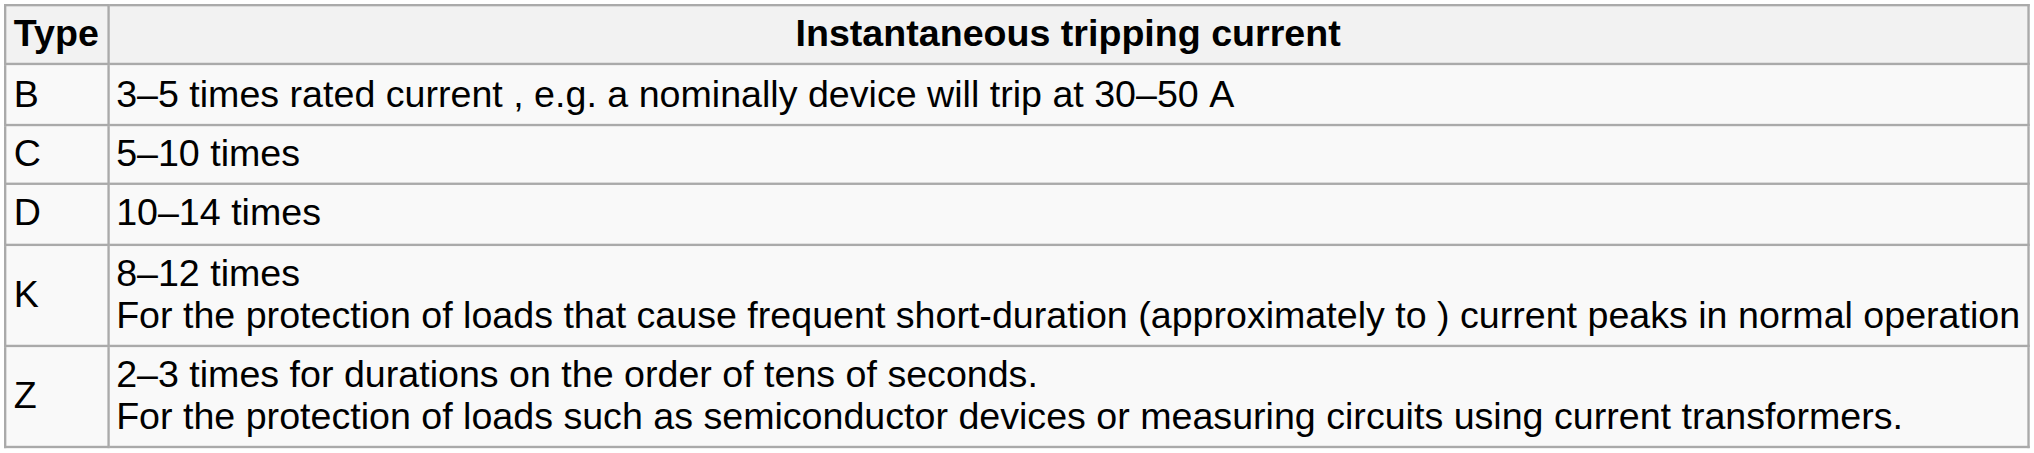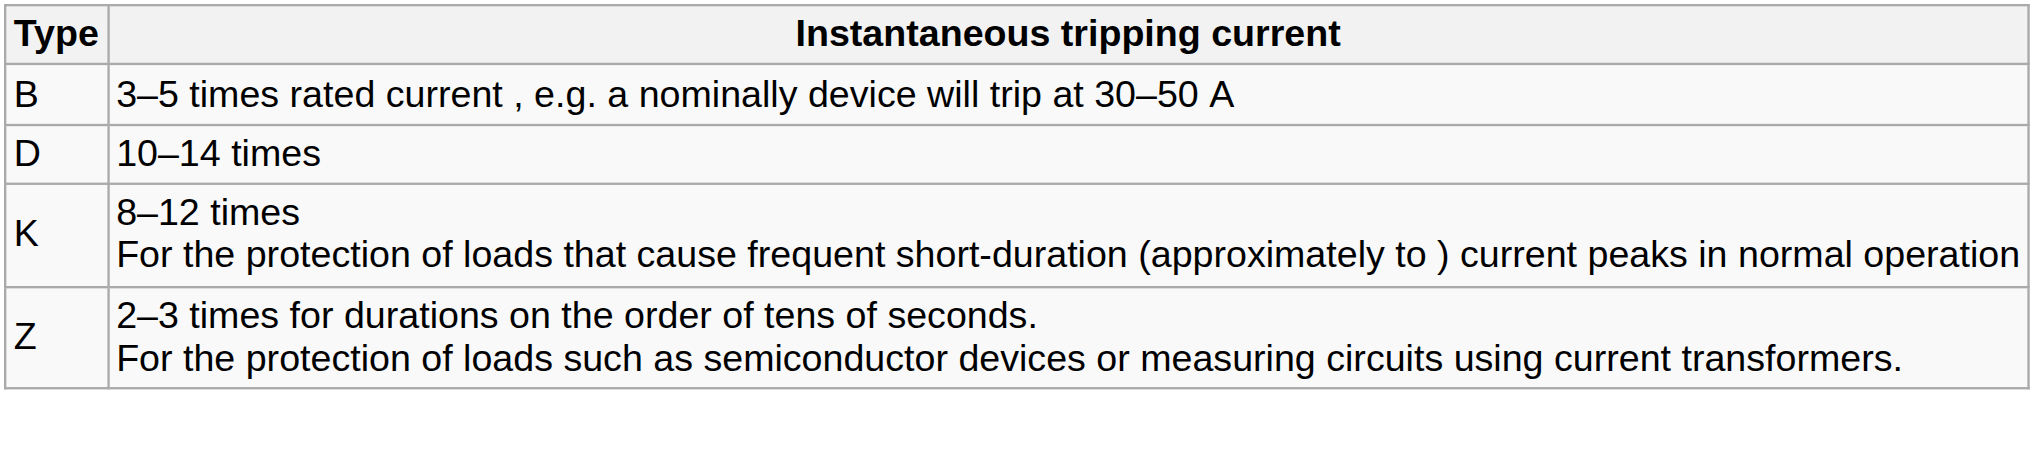- row: (208, 153)
